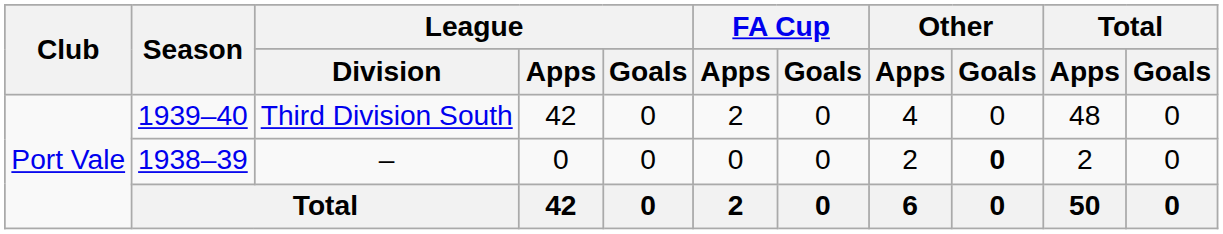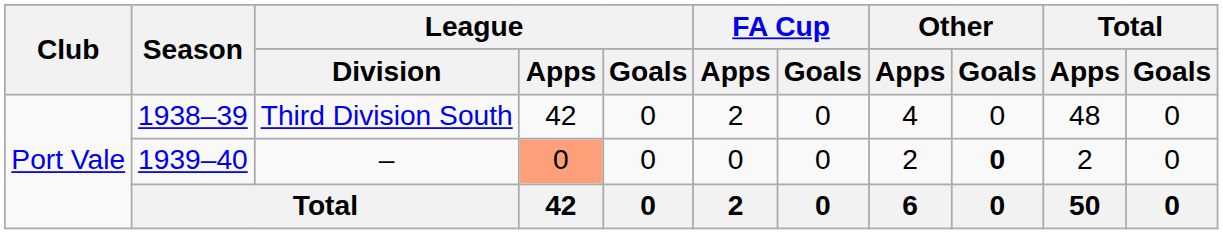(193, 116) 1939–40 -> (193, 116) 1938–39
(193, 160) 1938–39 -> (193, 160) 1939–40
(561, 160) no background -> (561, 160) lightsalmon background
